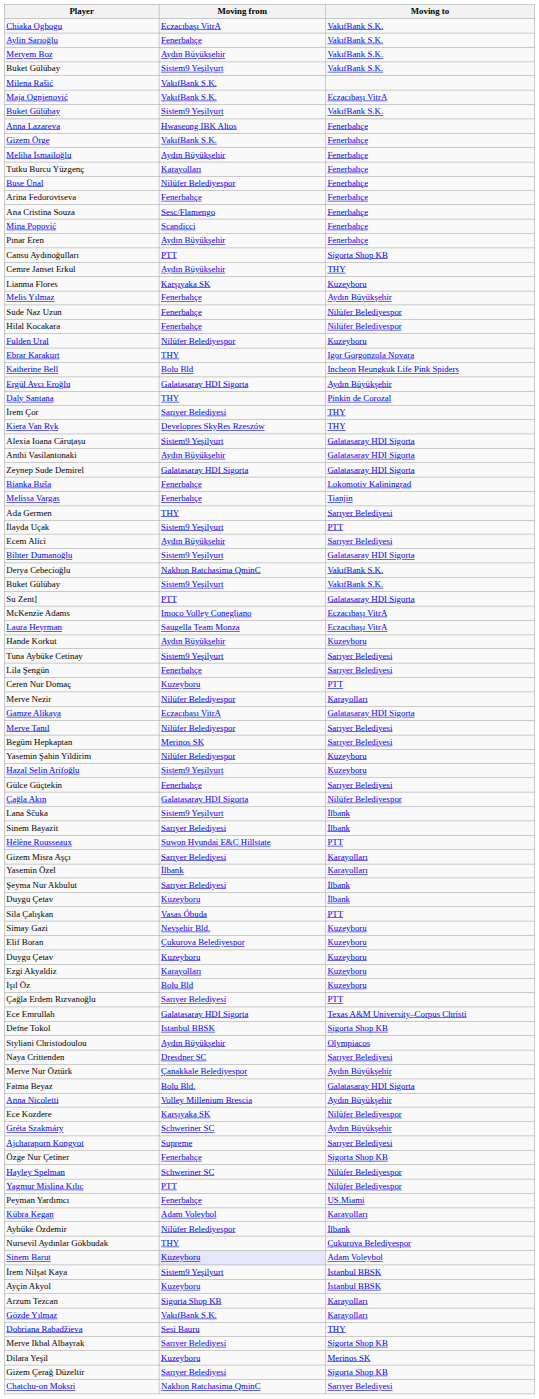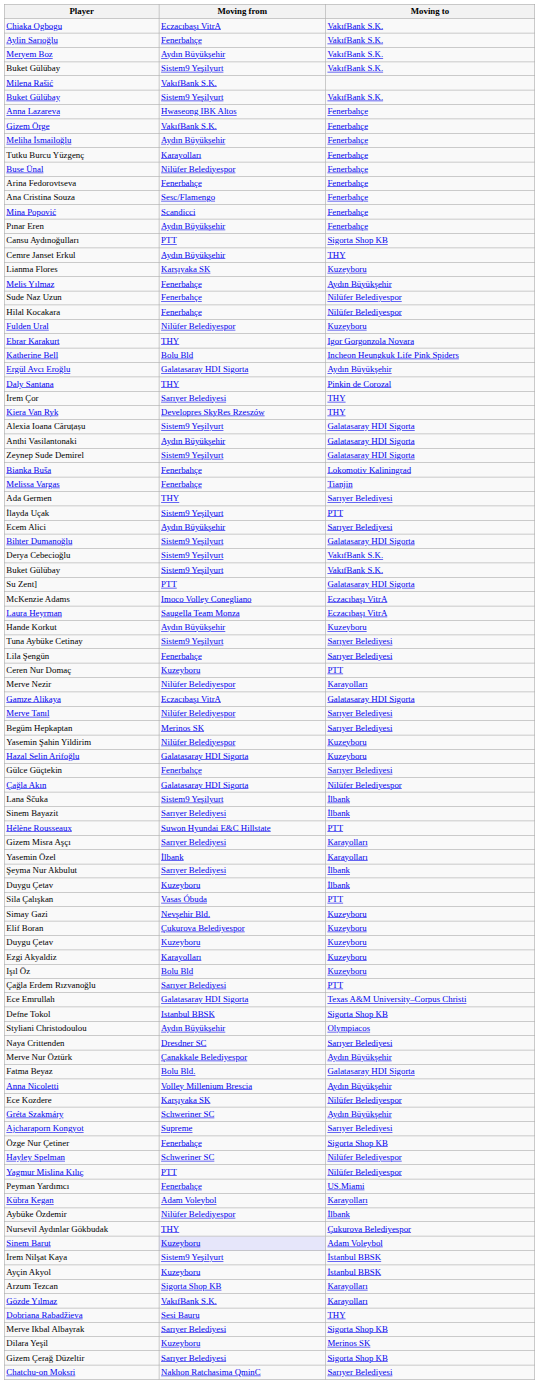- row: (37, 97)
(205, 469) Galatasaray HDI Sigorta -> (192, 455) Sistem9 Yeşilyurt
(211, 570) Nakhon Ratchasima QminC -> (192, 555) Sistem9 Yeşilyurt
(192, 770) Sistem9 Yeşilyurt -> (205, 756) Galatasaray HDI Sigorta
